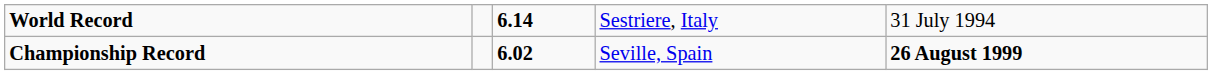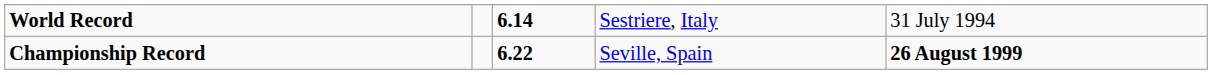(515, 52) 6.02 -> (515, 52) 6.22
